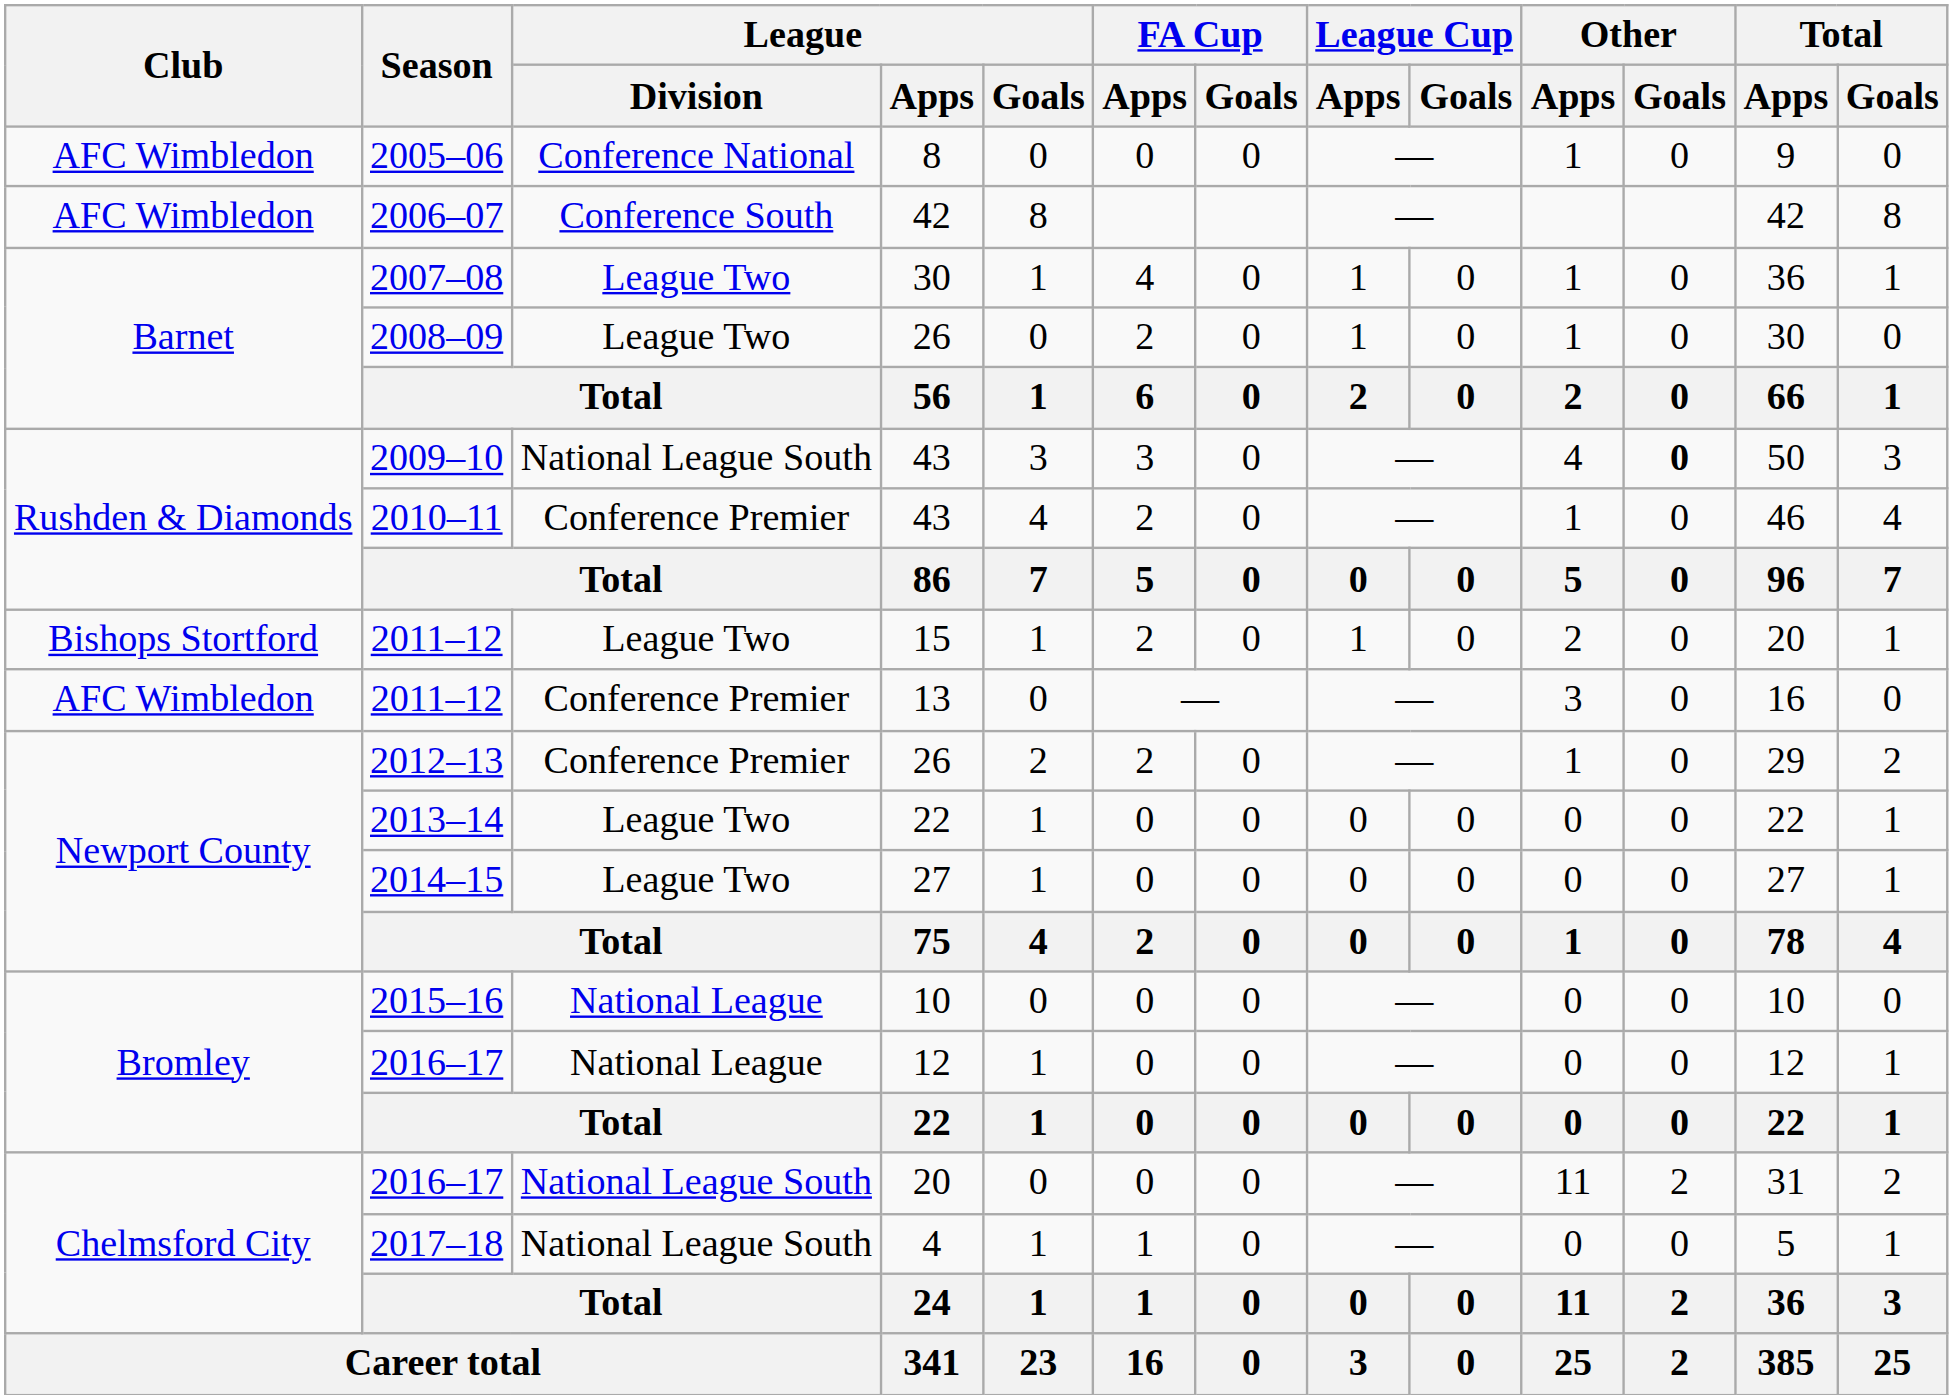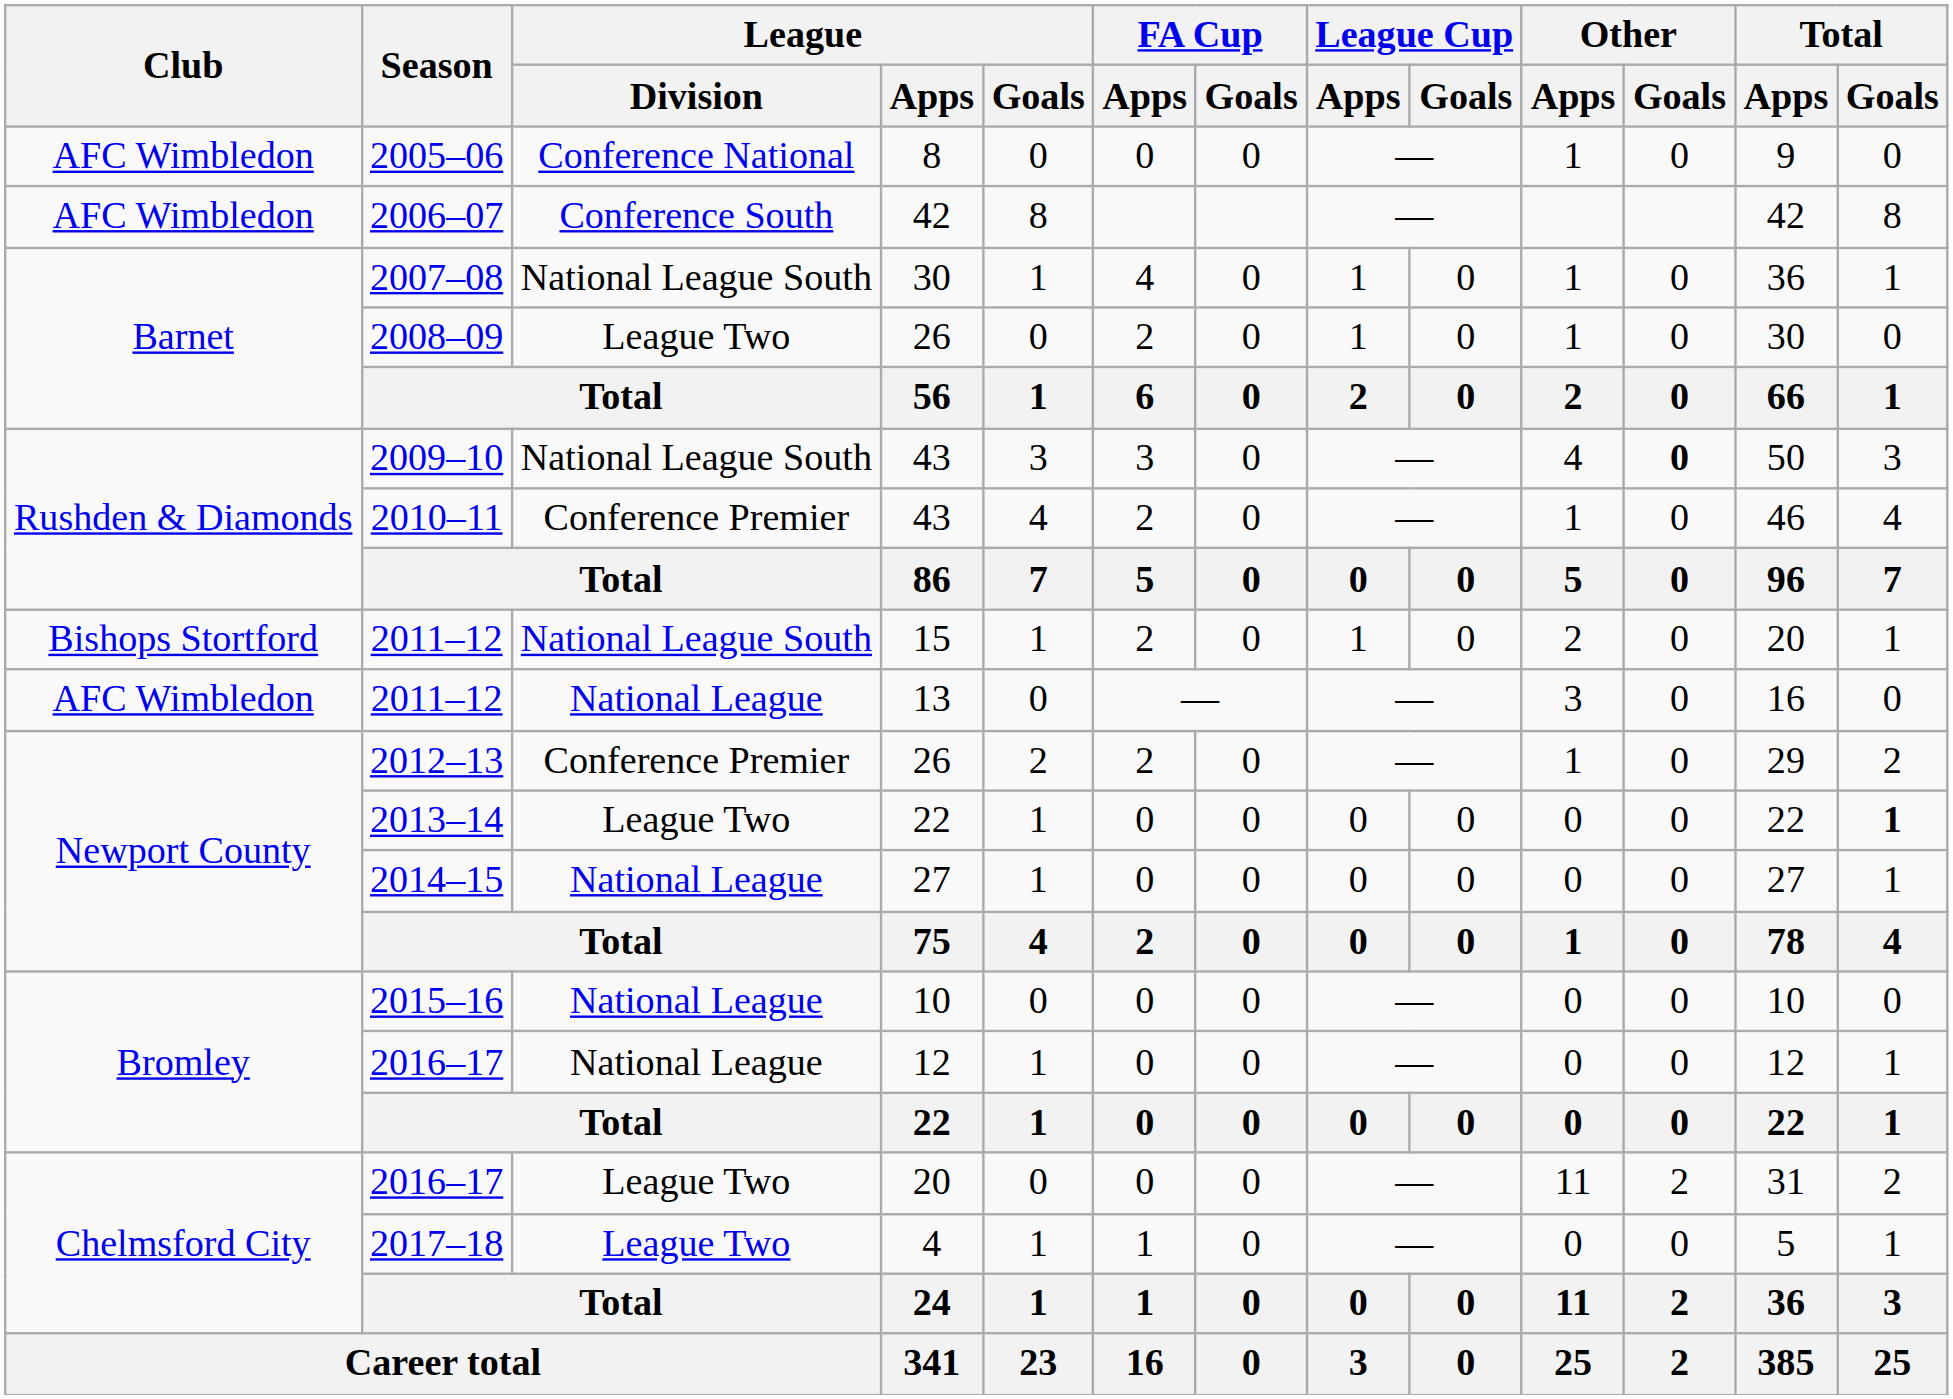(696, 276) League Two -> (696, 276) National League South
(696, 638) League Two -> (696, 638) National League South
(696, 699) Conference Premier -> (696, 699) National League
(1892, 819) normal -> (1892, 819) bold
(696, 880) League Two -> (696, 880) National League
(696, 1182) National League South -> (696, 1182) League Two
(696, 1242) National League South -> (696, 1242) League Two
